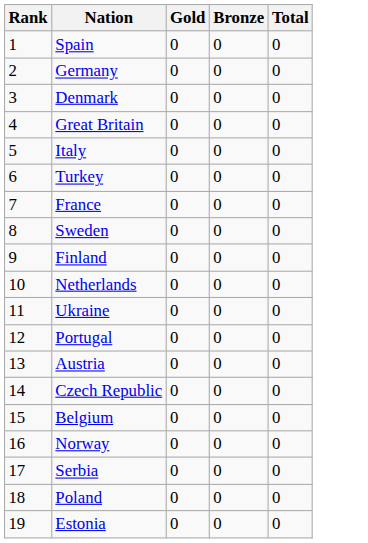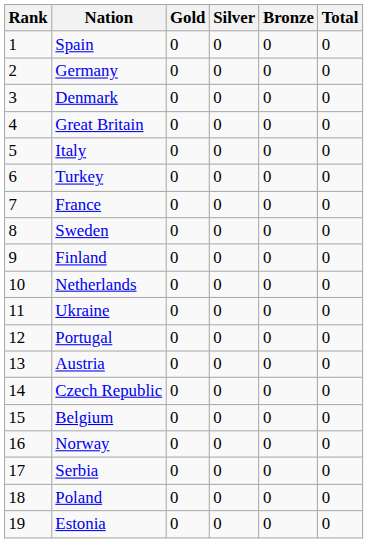+ column: (234, 17)
